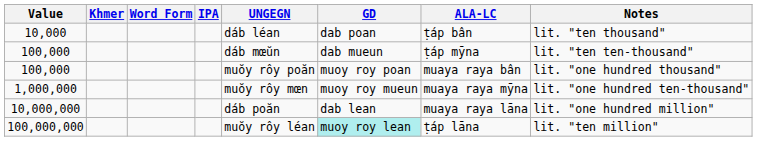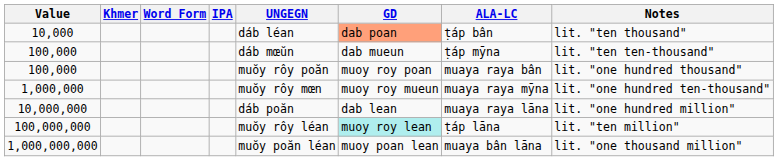(348, 33) no background -> (369, 33) lightsalmon background
+ row: (52, 146)
